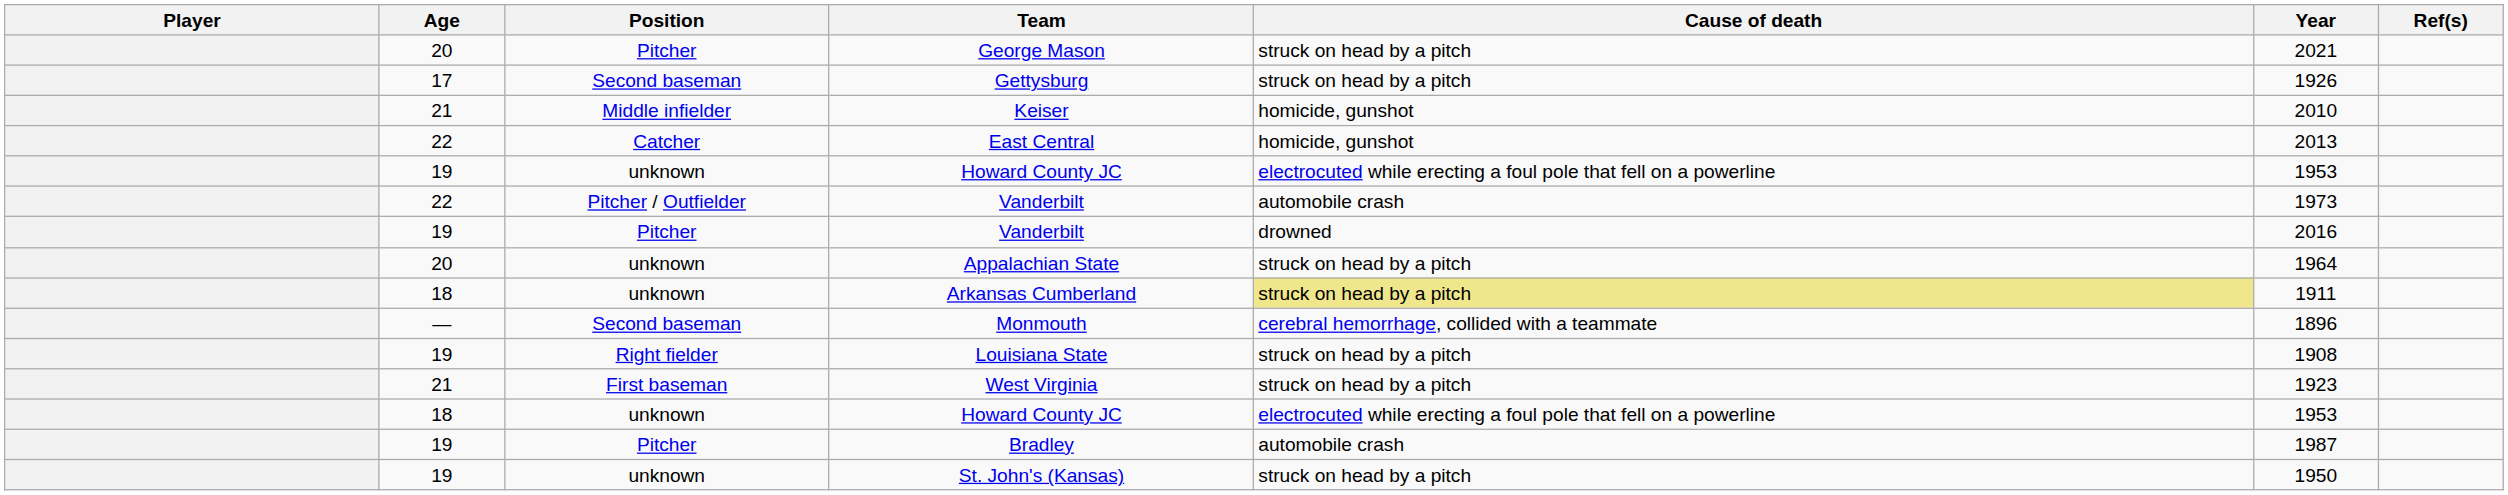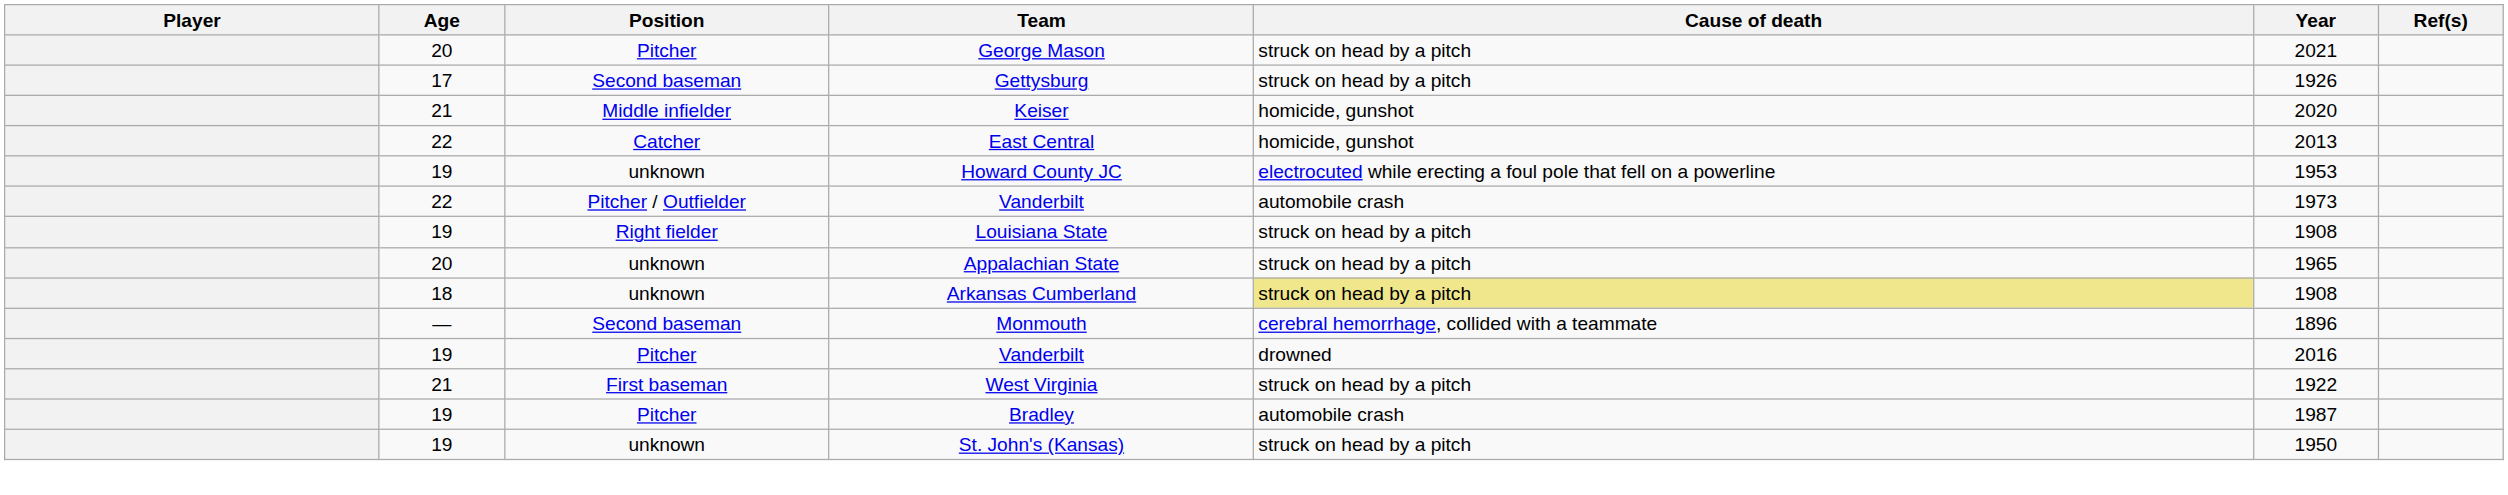(2316, 111) 2010 -> (2316, 111) 2020
rows swapped: (442, 232) <-> (442, 353)
(2316, 263) 1964 -> (2316, 263) 1965
(2316, 293) 1911 -> (2316, 293) 1908
(2316, 384) 1923 -> (2316, 384) 1922
- row: (442, 414)
